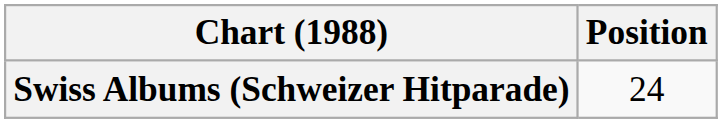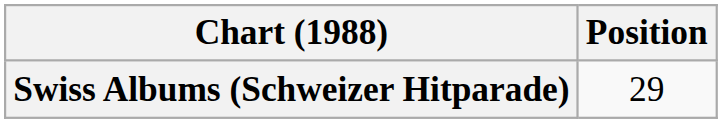(647, 88) 24 -> (647, 88) 29
